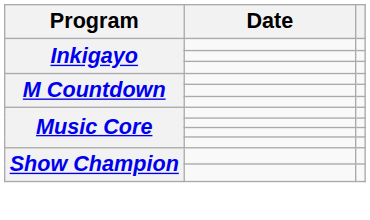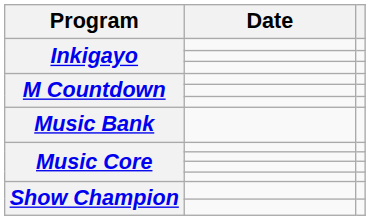+ row: (94, 124)
